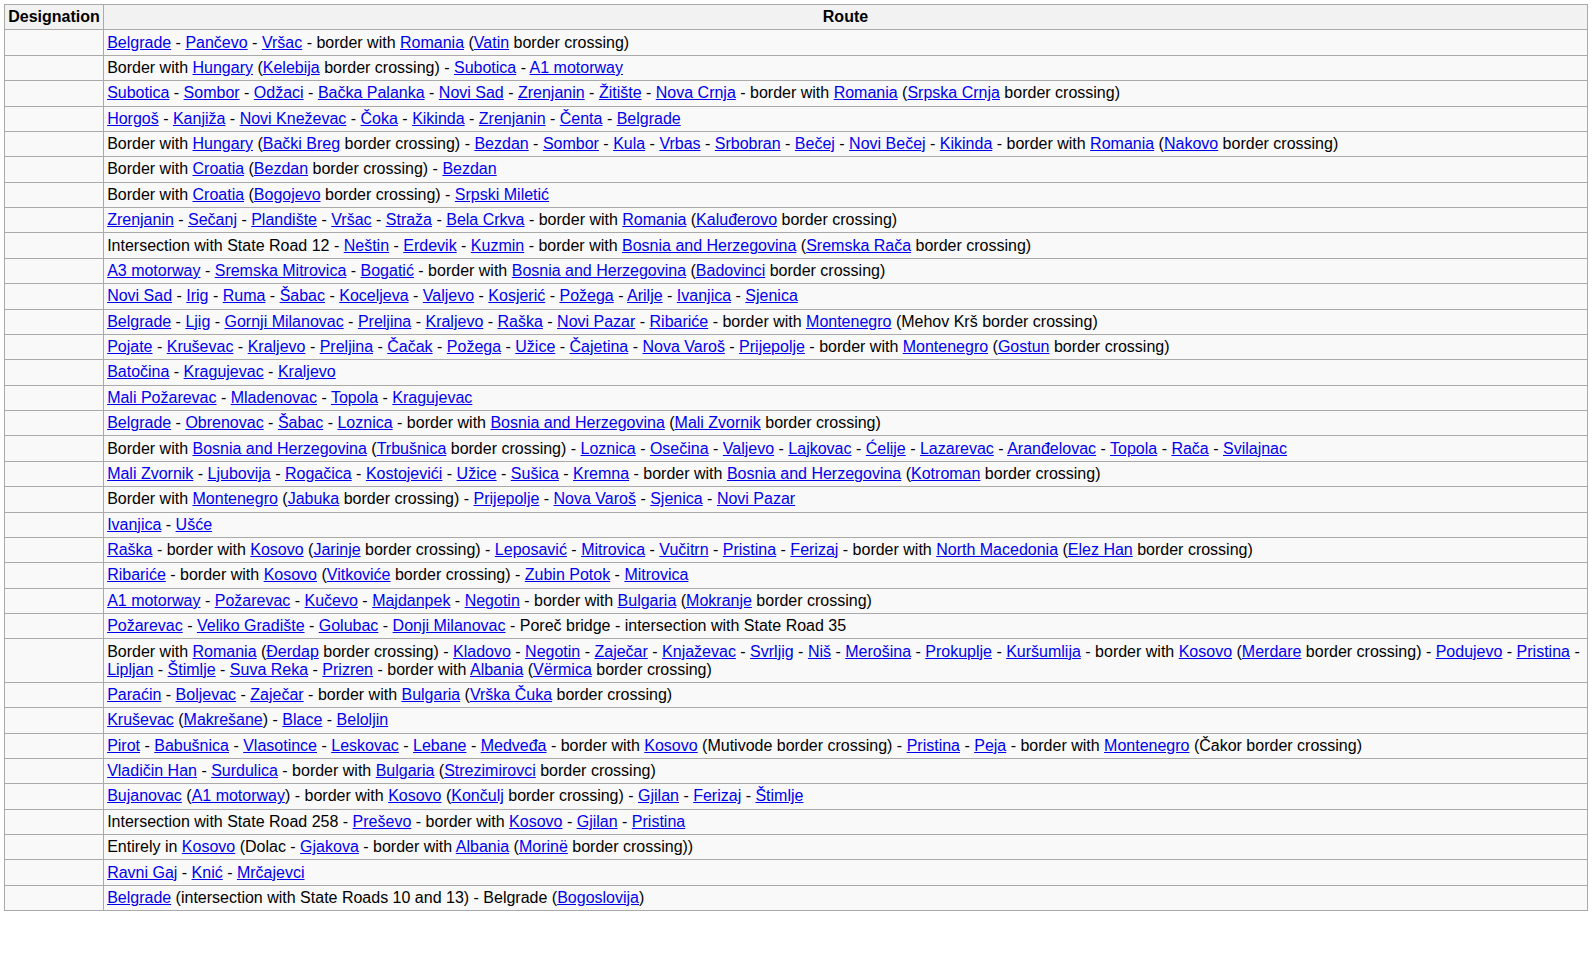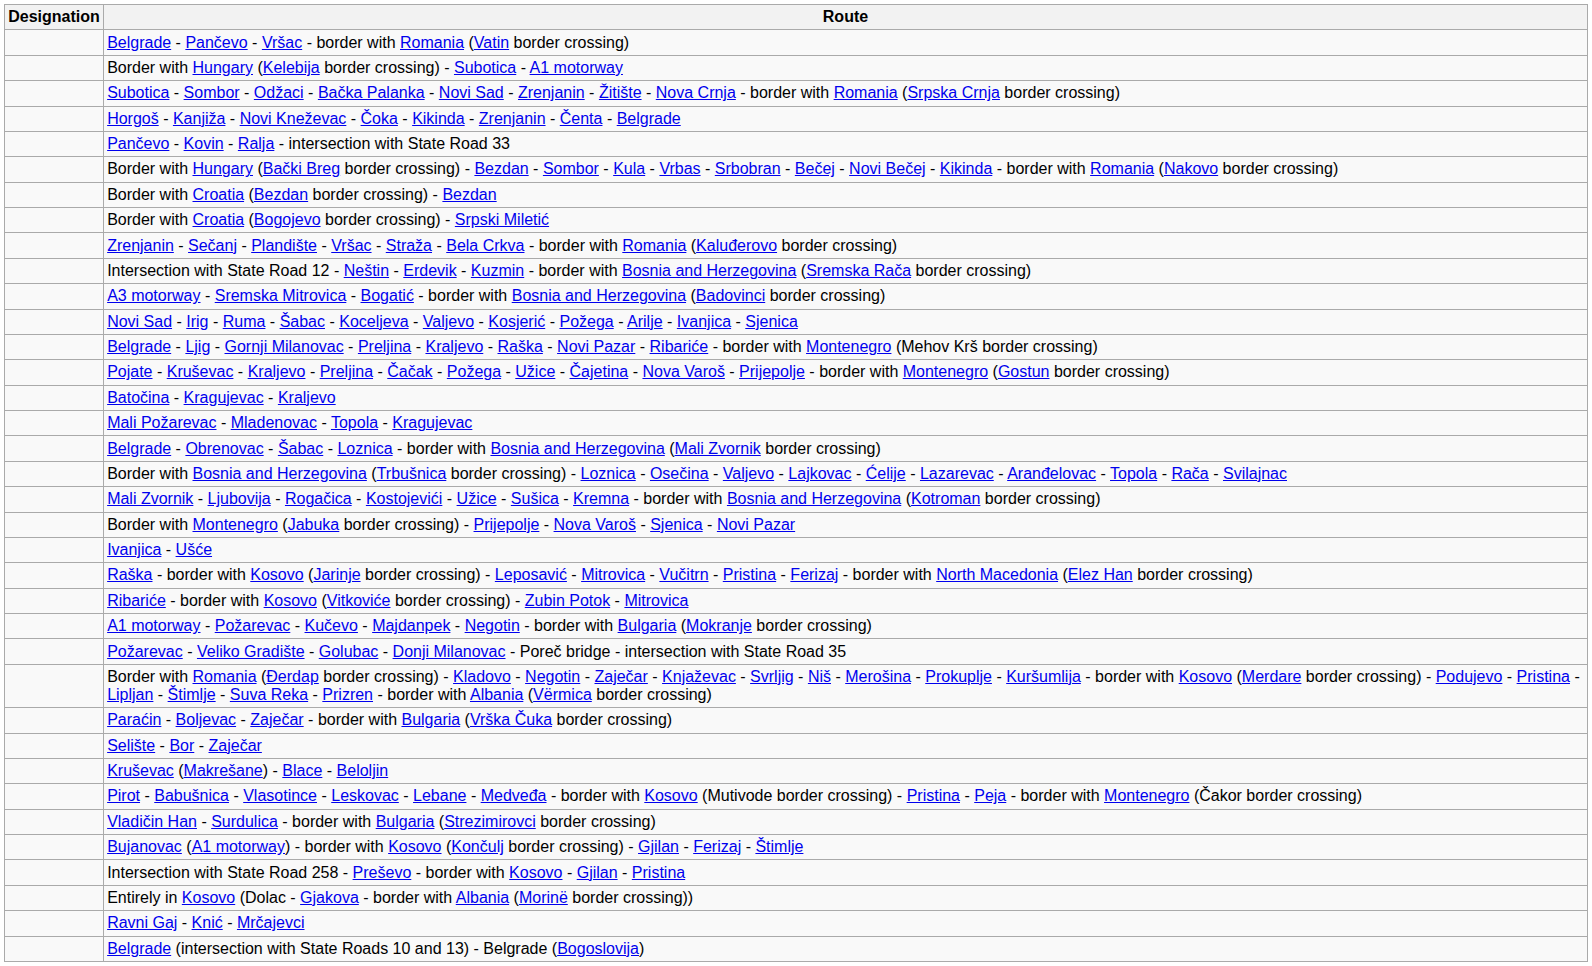+ row: (309, 144)
+ row: (184, 745)
